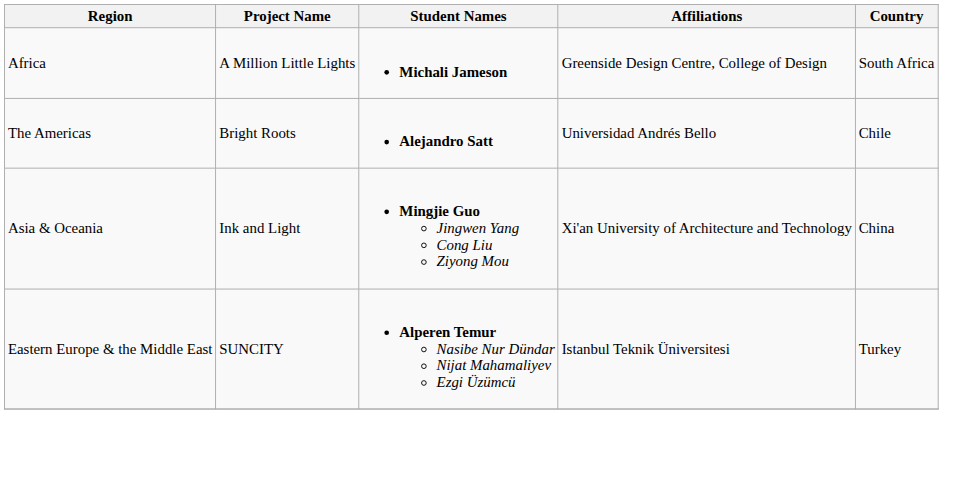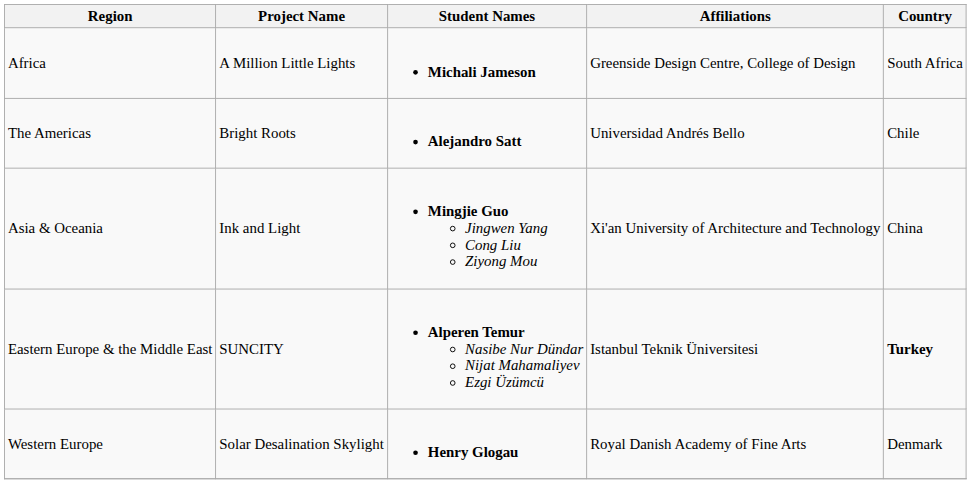(880, 348) normal -> (910, 348) bold
+ row: (55, 443)
